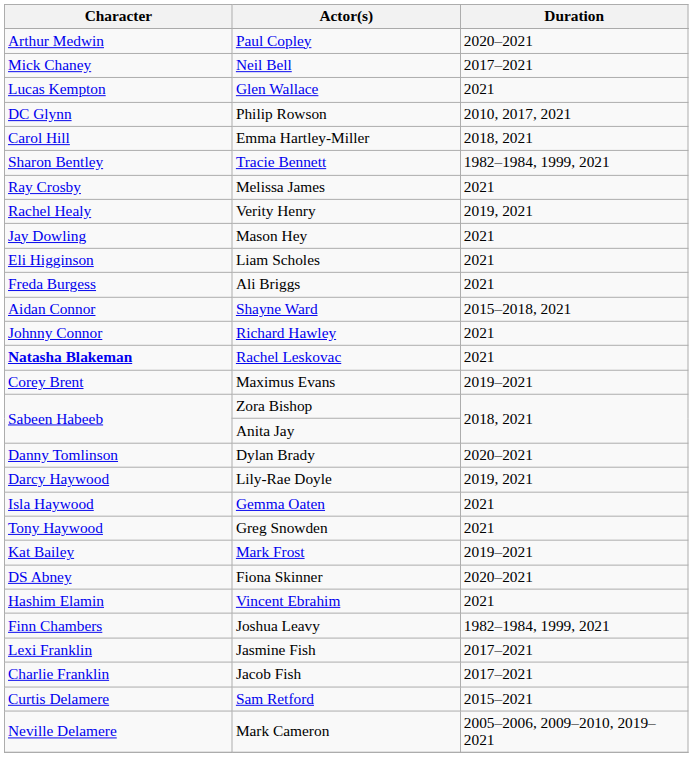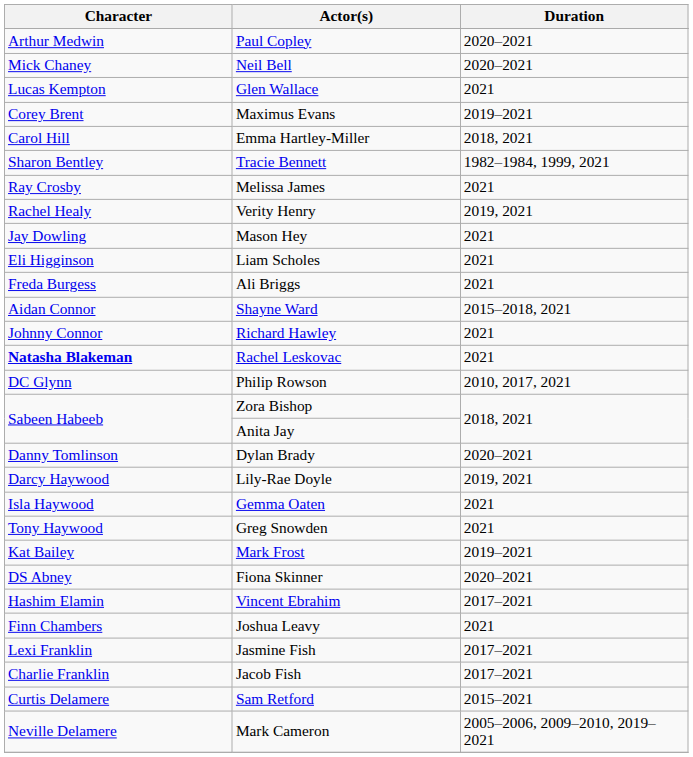(498, 65) 2017–2021 -> (498, 65) 2020–2021
rows swapped: (281, 114) <-> (286, 382)
(479, 601) 2021 -> (498, 601) 2017–2021
(537, 625) 1982–1984, 1999, 2021 -> (479, 625) 2021
